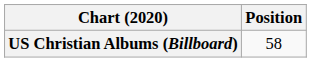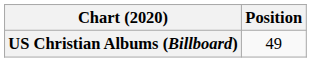(274, 43) 58 -> (274, 43) 49
